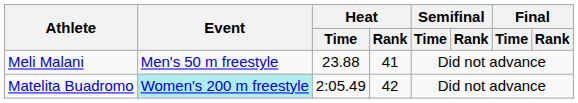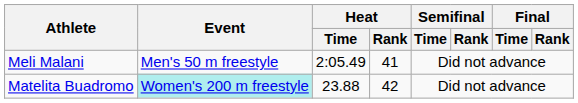(341, 63) 23.88 -> (341, 63) 2:05.49
(341, 86) 2:05.49 -> (341, 86) 23.88
